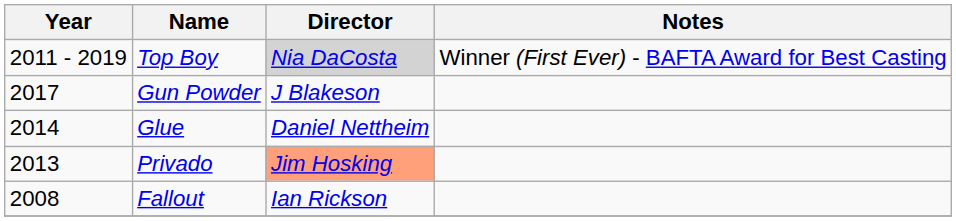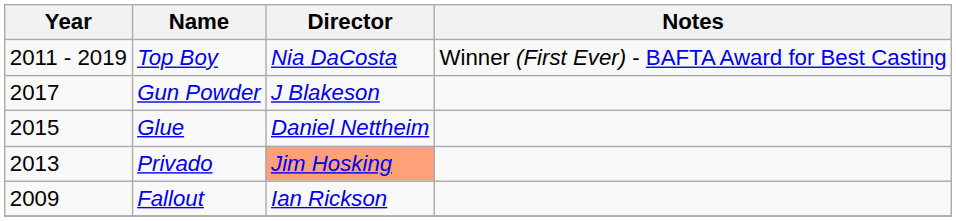(334, 57) lightgrey background -> (334, 57) no background
(35, 127) 2014 -> (35, 127) 2015
(35, 198) 2008 -> (35, 198) 2009
